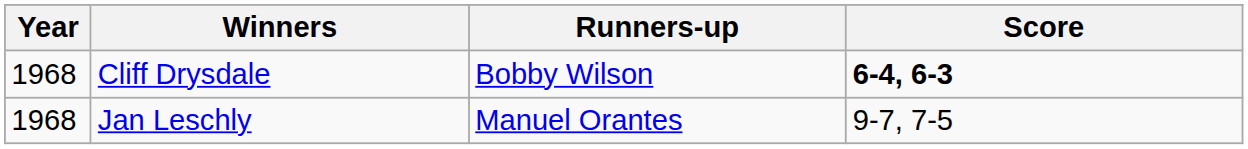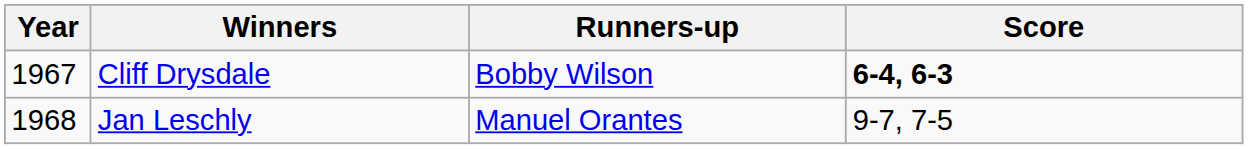(44, 73) 1968 -> (44, 73) 1967
